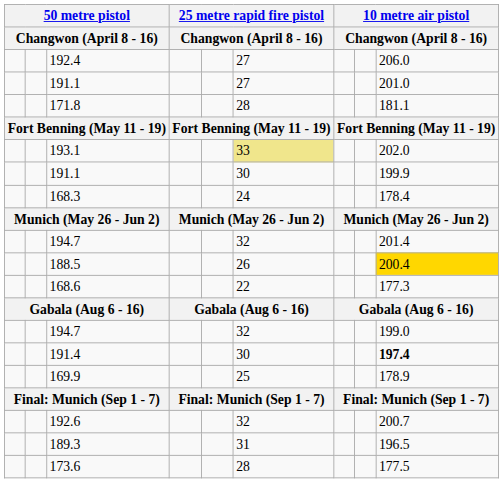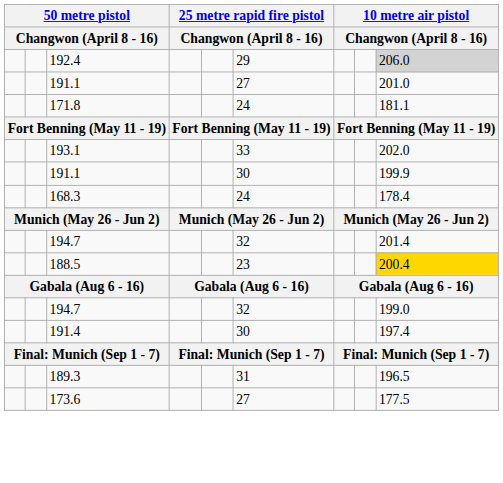(243, 61) 27 -> (243, 61) 29
(394, 61) no background -> (394, 61) lightgrey background
(243, 106) 28 -> (243, 106) 24
(243, 151) khaki background -> (243, 151) no background
(243, 264) 26 -> (243, 264) 23
- row: (15, 287)
(394, 354) bold -> (394, 331) normal
- row: (15, 377)
- row: (15, 422)
(243, 467) 28 -> (243, 399) 27
